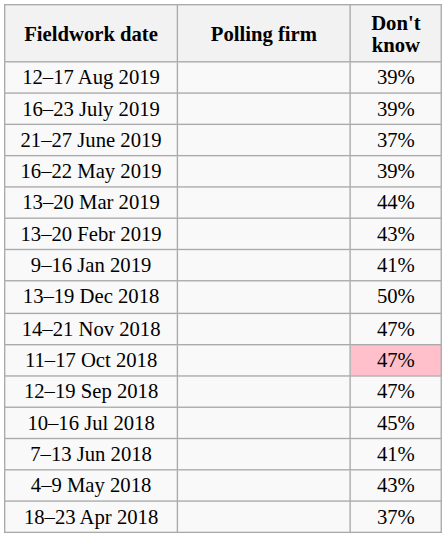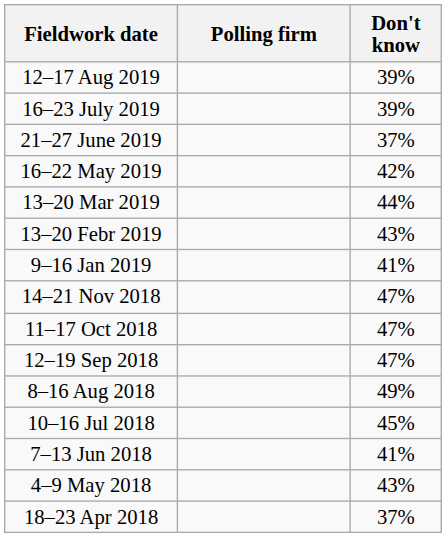(396, 171) 39% -> (396, 171) 42%
- row: (91, 297)
(396, 359) pink background -> (396, 328) no background
+ row: (91, 391)
